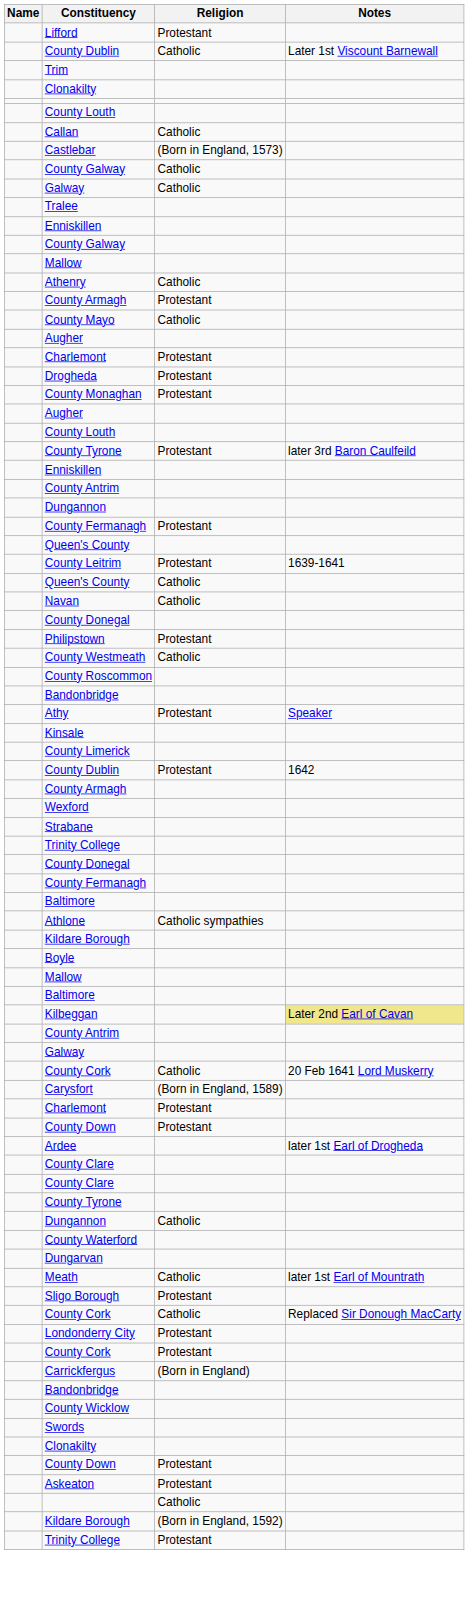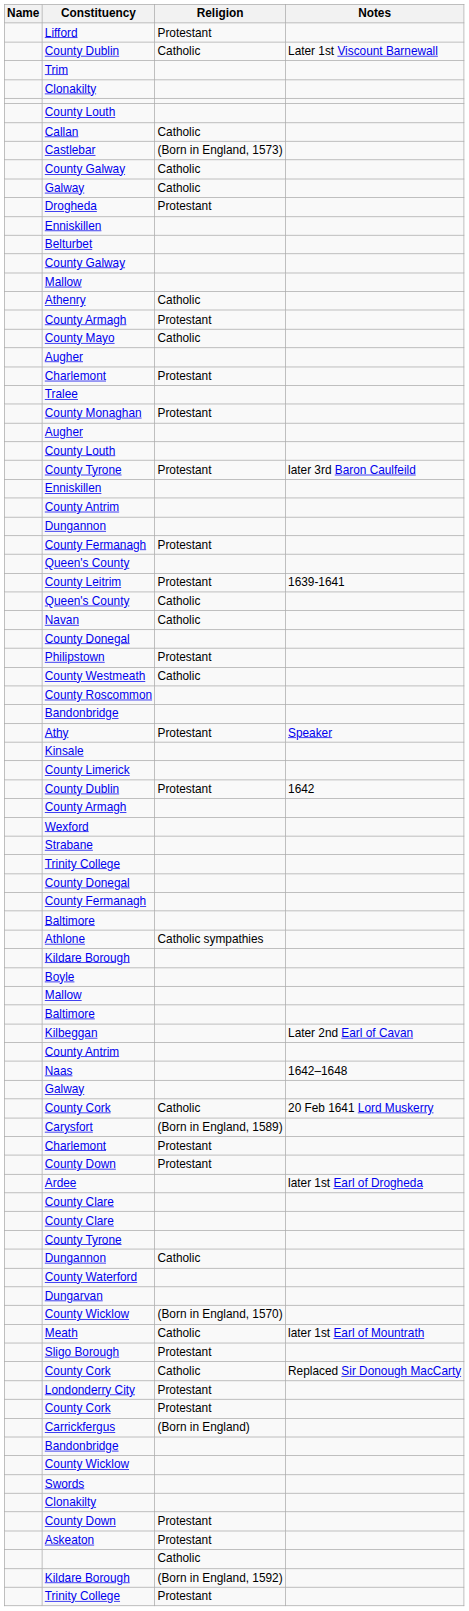rows swapped: (61, 207) <-> (71, 376)
+ row: (69, 244)
(351, 1014) khaki background -> (351, 1033) no background
+ row: (59, 1070)
+ row: (87, 1314)
